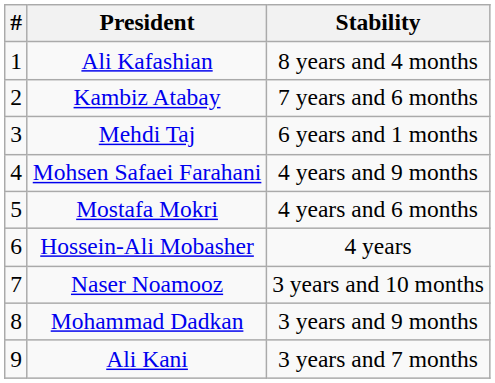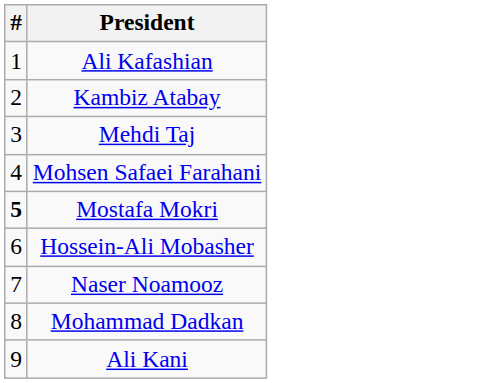- column: (378, 23)
(16, 209) normal -> (16, 209) bold
